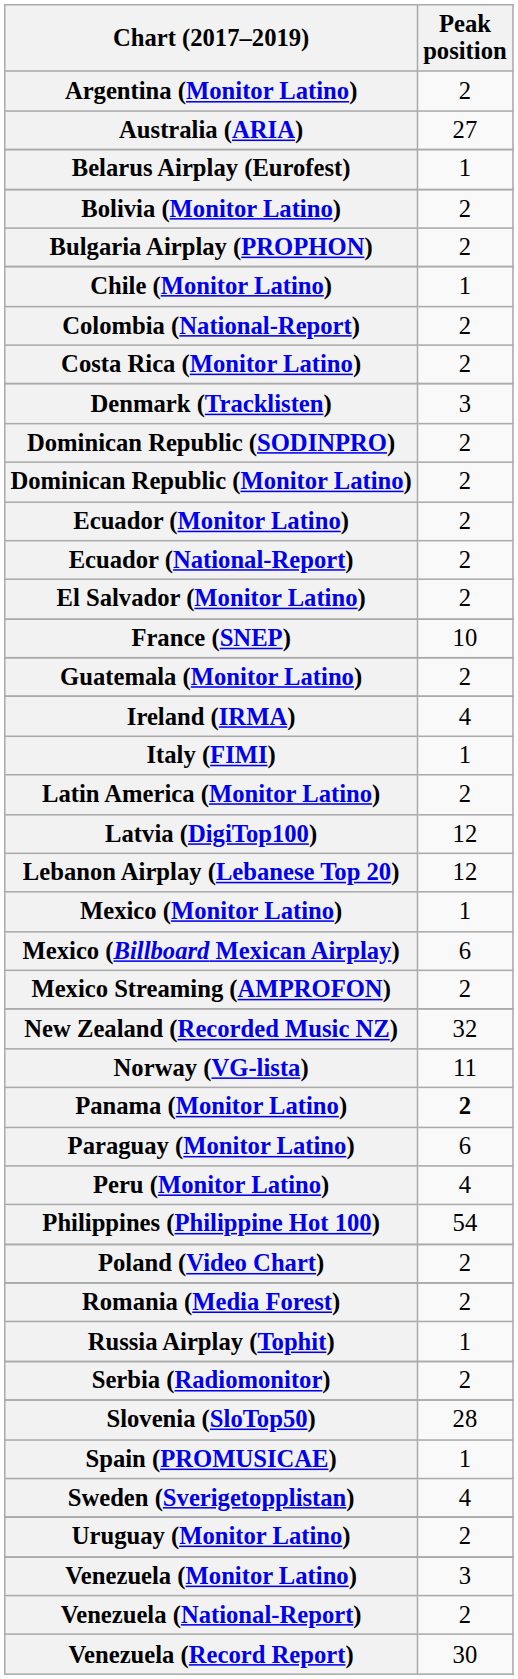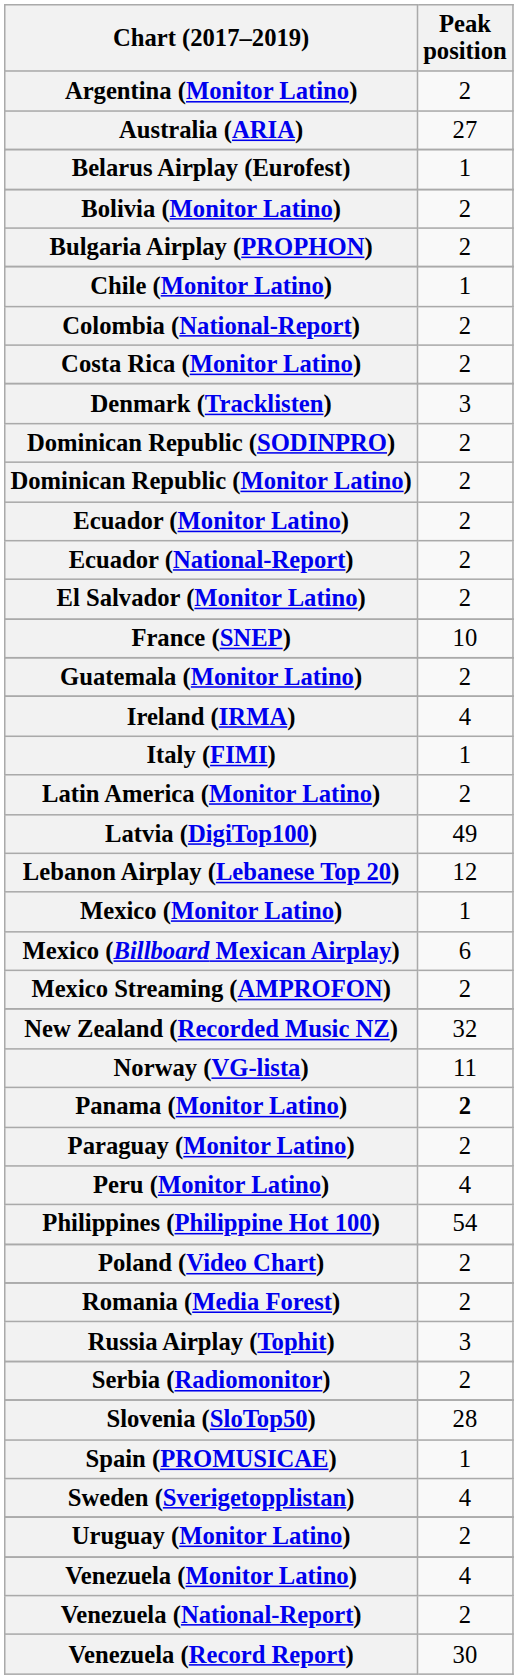(465, 833) 12 -> (465, 833) 49
(465, 1145) 6 -> (465, 1145) 2
(465, 1341) 1 -> (465, 1341) 3
(465, 1575) 3 -> (465, 1575) 4
